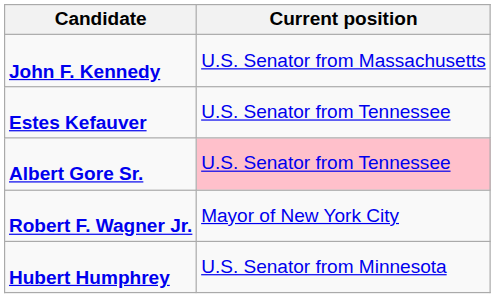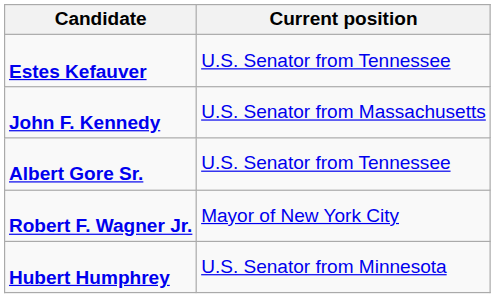rows swapped: (78, 122) <-> (85, 71)
(326, 163) pink background -> (326, 163) no background
